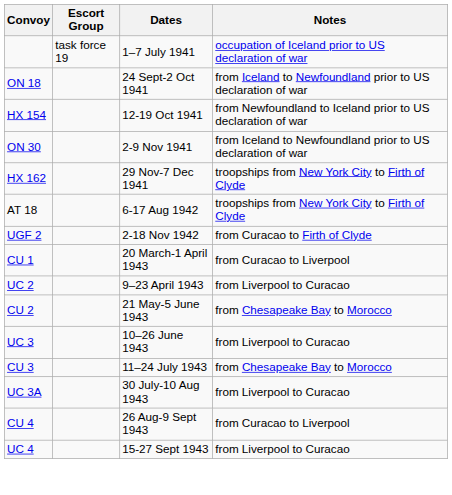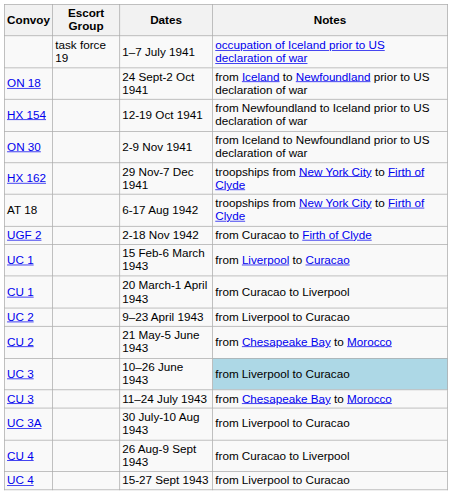+ row: (20, 260)
(282, 342) no background -> (282, 374) lightblue background
